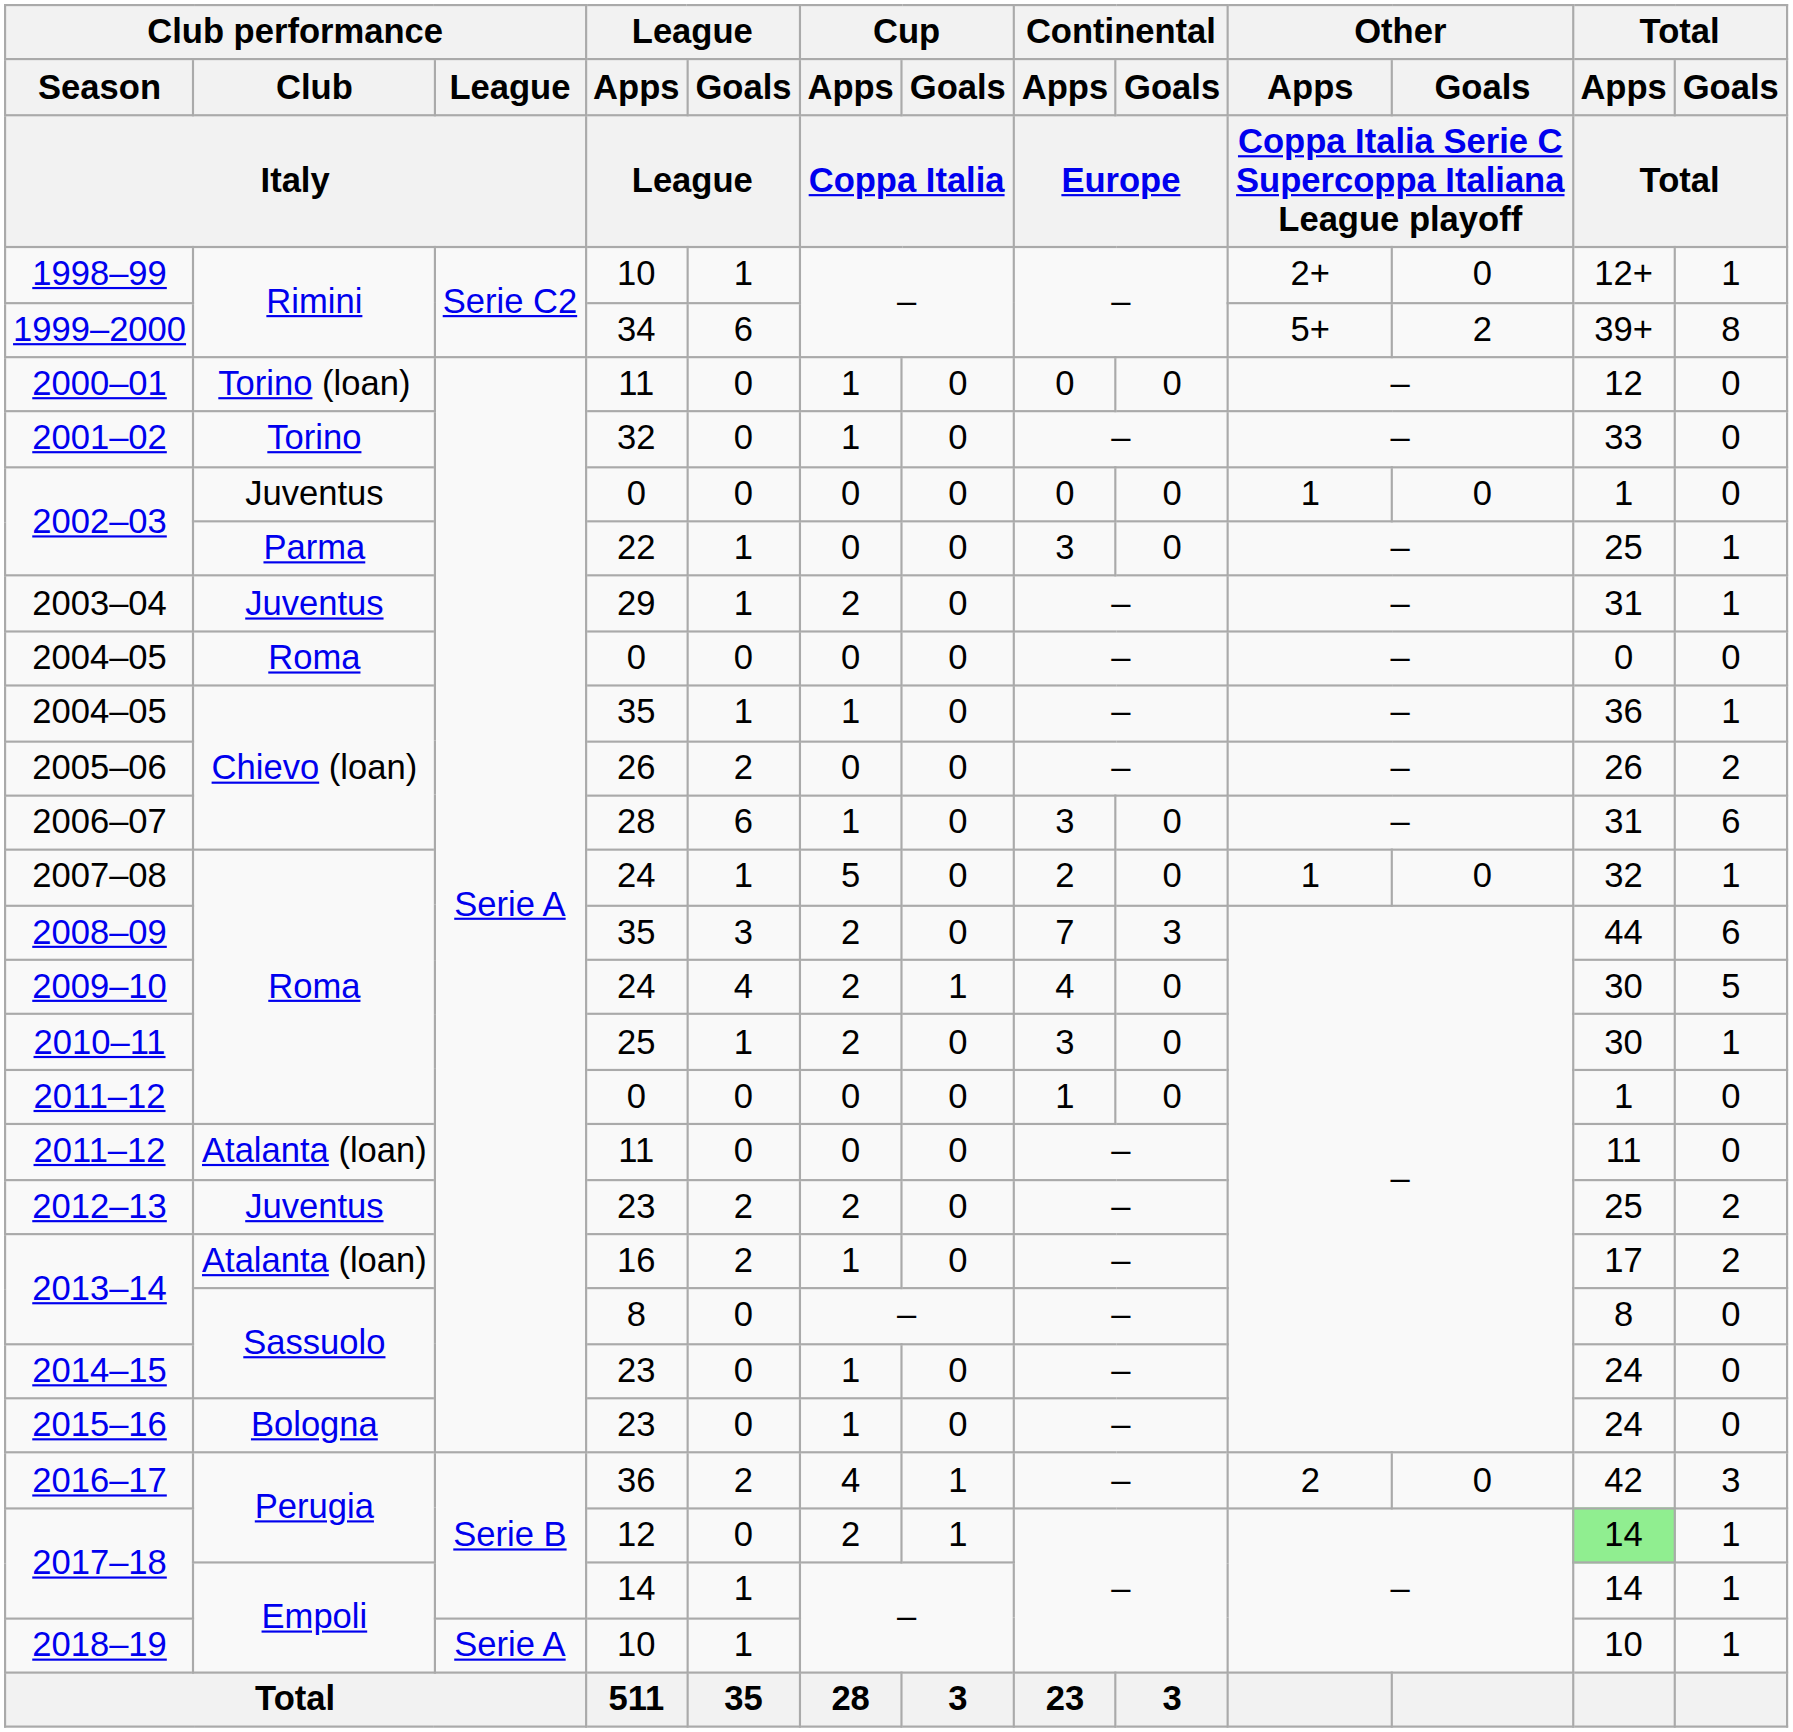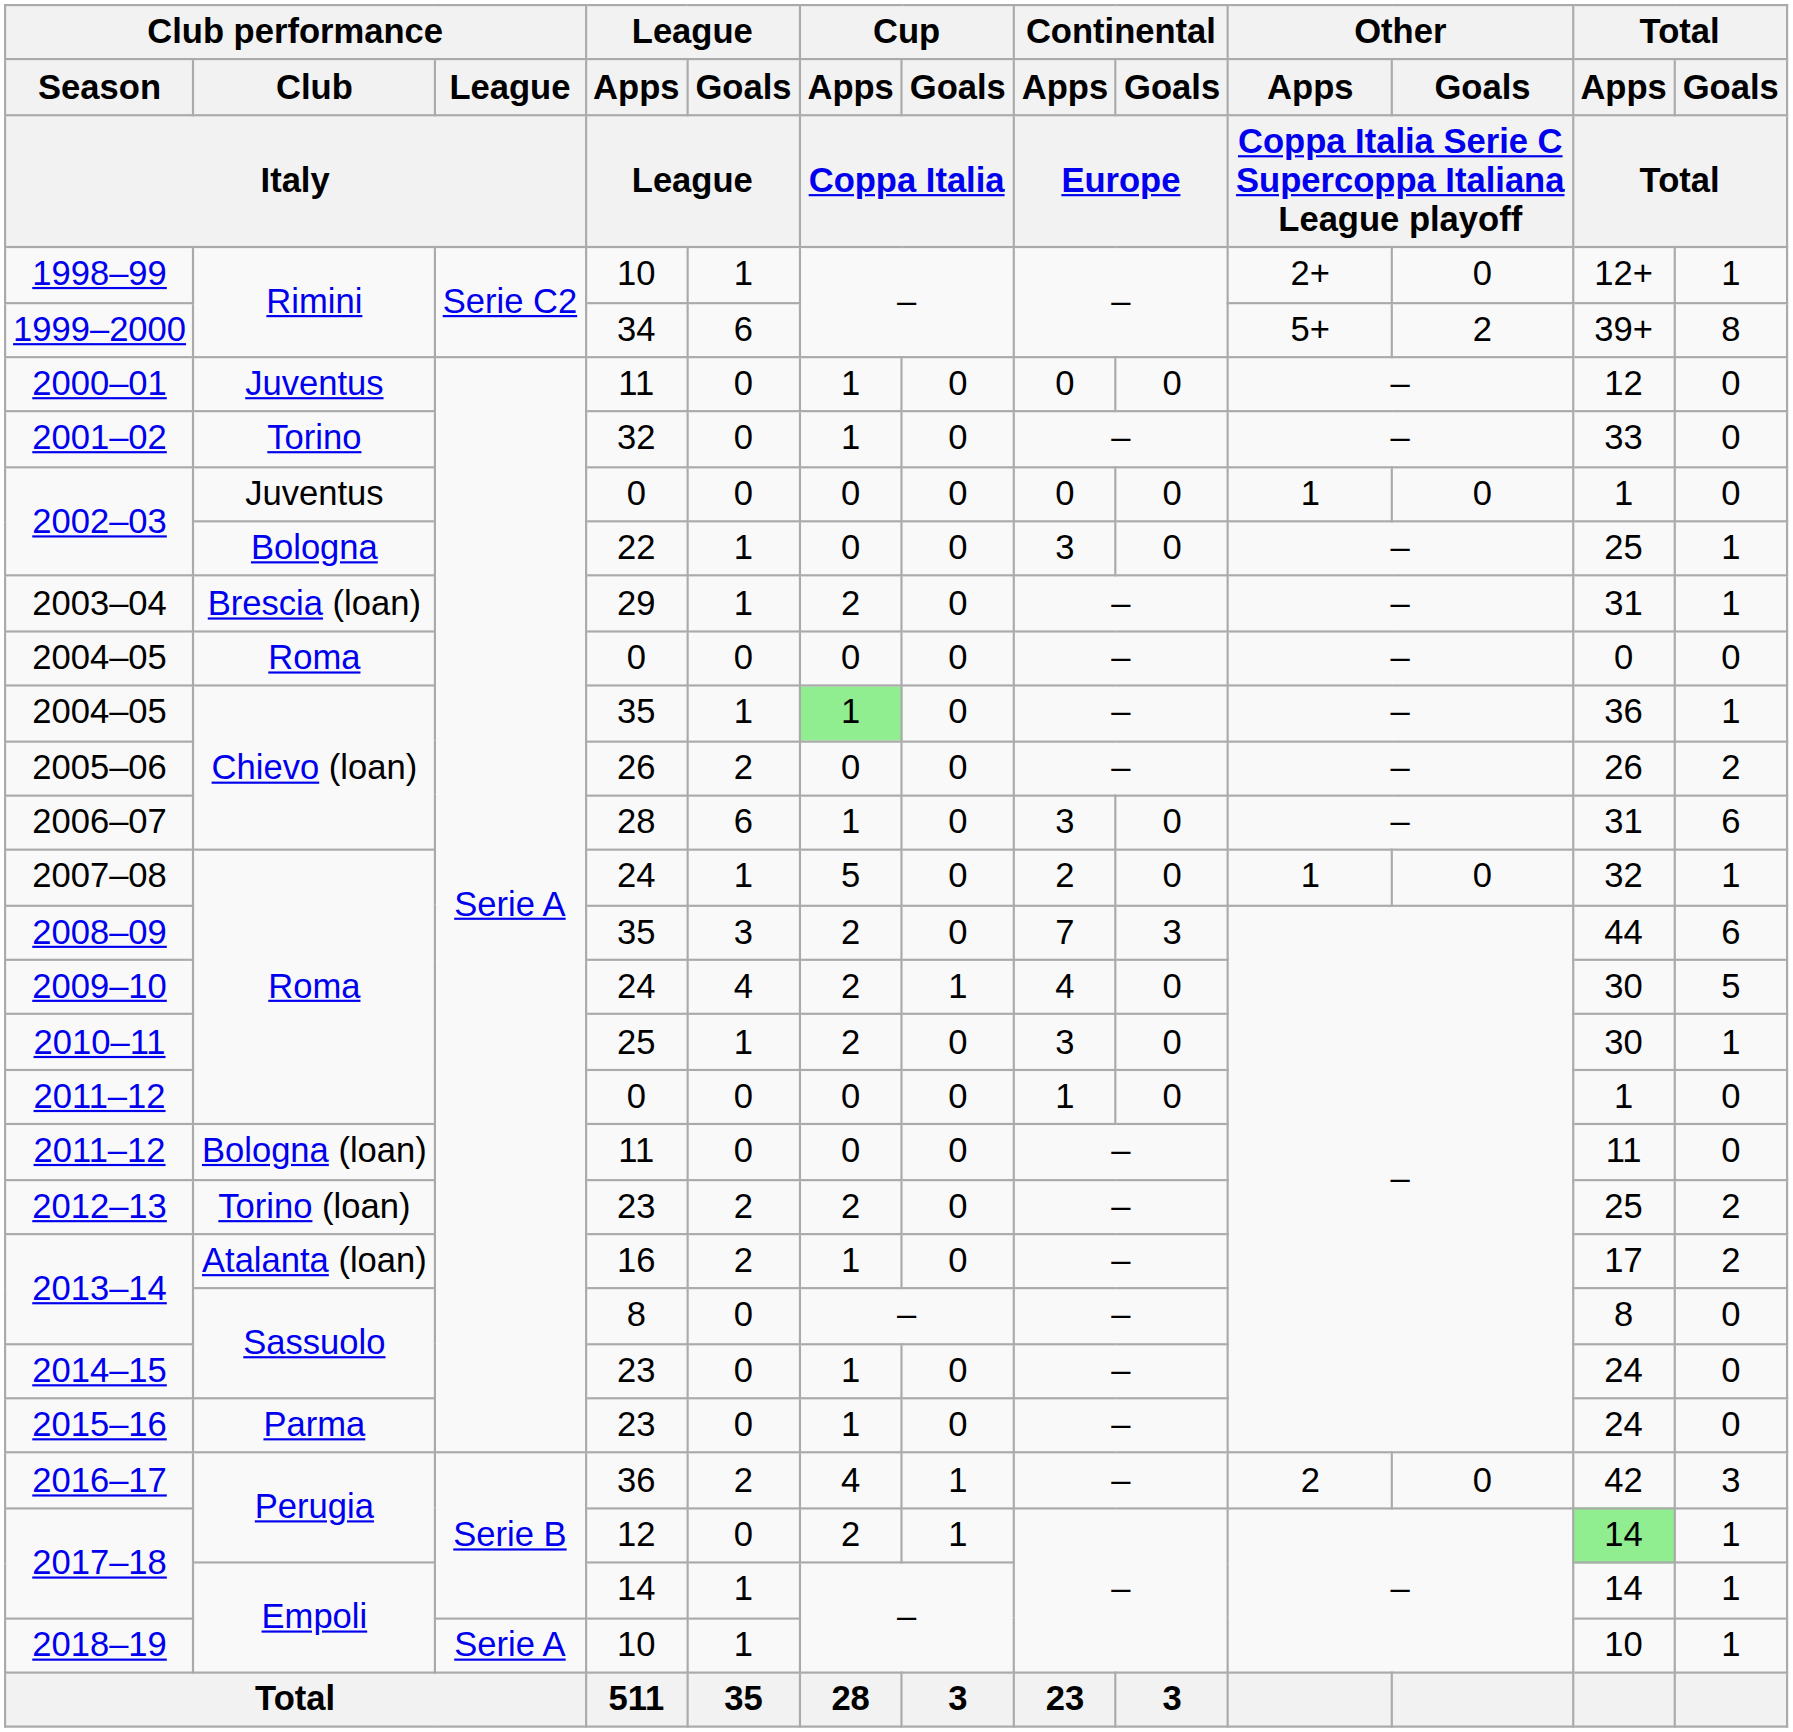(314, 383) Torino (loan) -> (314, 383) Juventus
(314, 548) Parma -> (314, 548) Bologna
(314, 602) Juventus -> (314, 602) Brescia (loan)
(851, 712) no background -> (851, 712) lightgreen background
(314, 1151) Atalanta (loan) -> (314, 1151) Bologna (loan)
(314, 1205) Juventus -> (314, 1205) Torino (loan)
(314, 1425) Bologna -> (314, 1425) Parma
